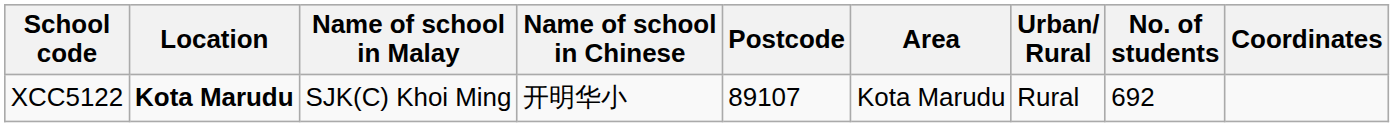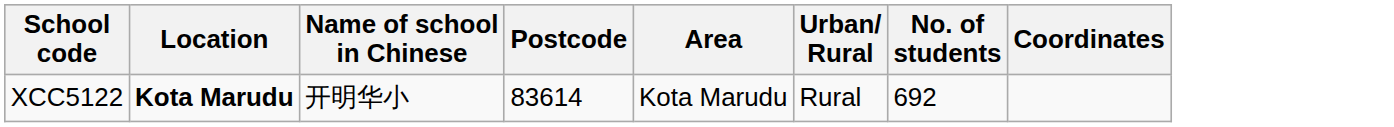- column: (408, 39)
(764, 97) 89107 -> (546, 97) 83614
